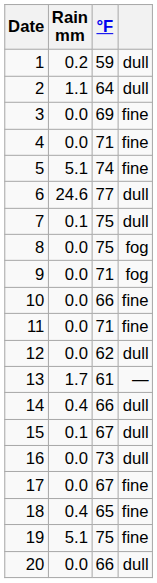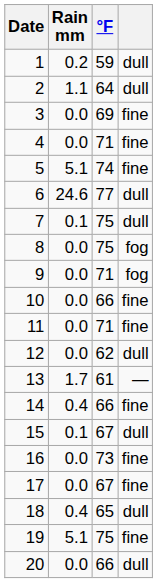(136, 405) dull -> (135, 405) fine
(136, 458) dull -> (135, 458) fine
(135, 511) fine -> (136, 511) dull
